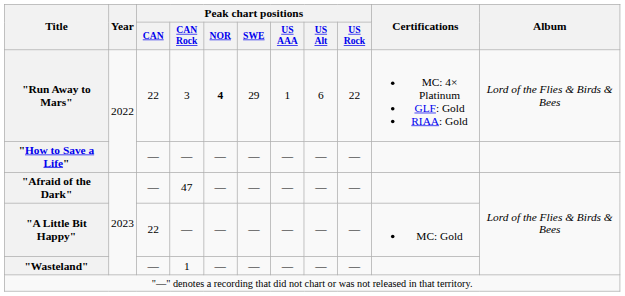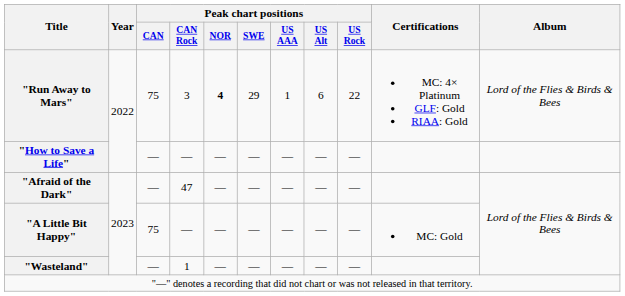(153, 95) 22 -> (153, 95) 75
(153, 230) 22 -> (153, 230) 75
